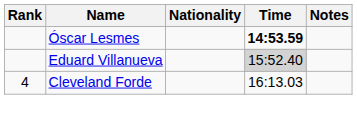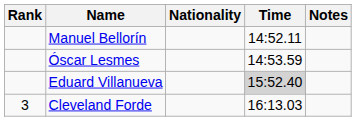+ row: (98, 37)
(275, 37) bold -> (275, 60) normal
(25, 82) 4 -> (25, 104) 3
